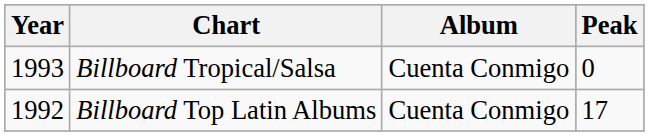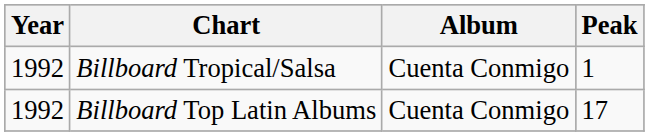(38, 67) 1993 -> (38, 67) 1992
(588, 67) 0 -> (588, 67) 1
